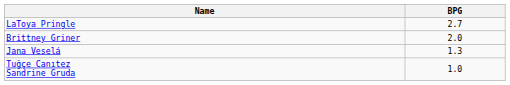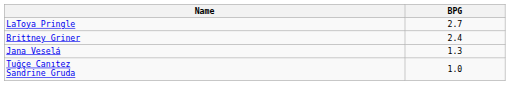(455, 38) 2.0 -> (455, 38) 2.4
